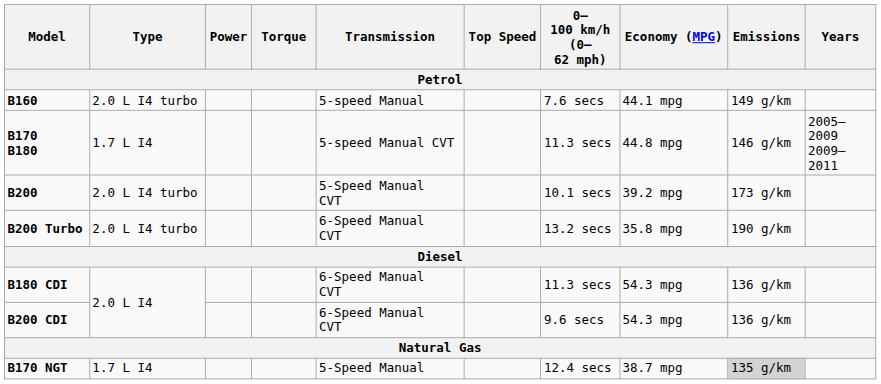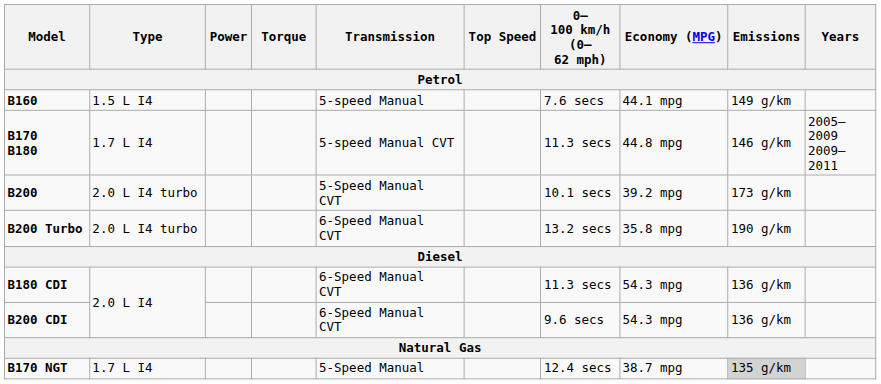(145, 100) 2.0 L I4 turbo -> (122, 100) 1.5 L I4
